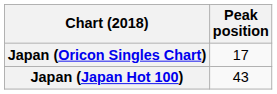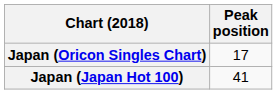(241, 77) 43 -> (241, 77) 41
